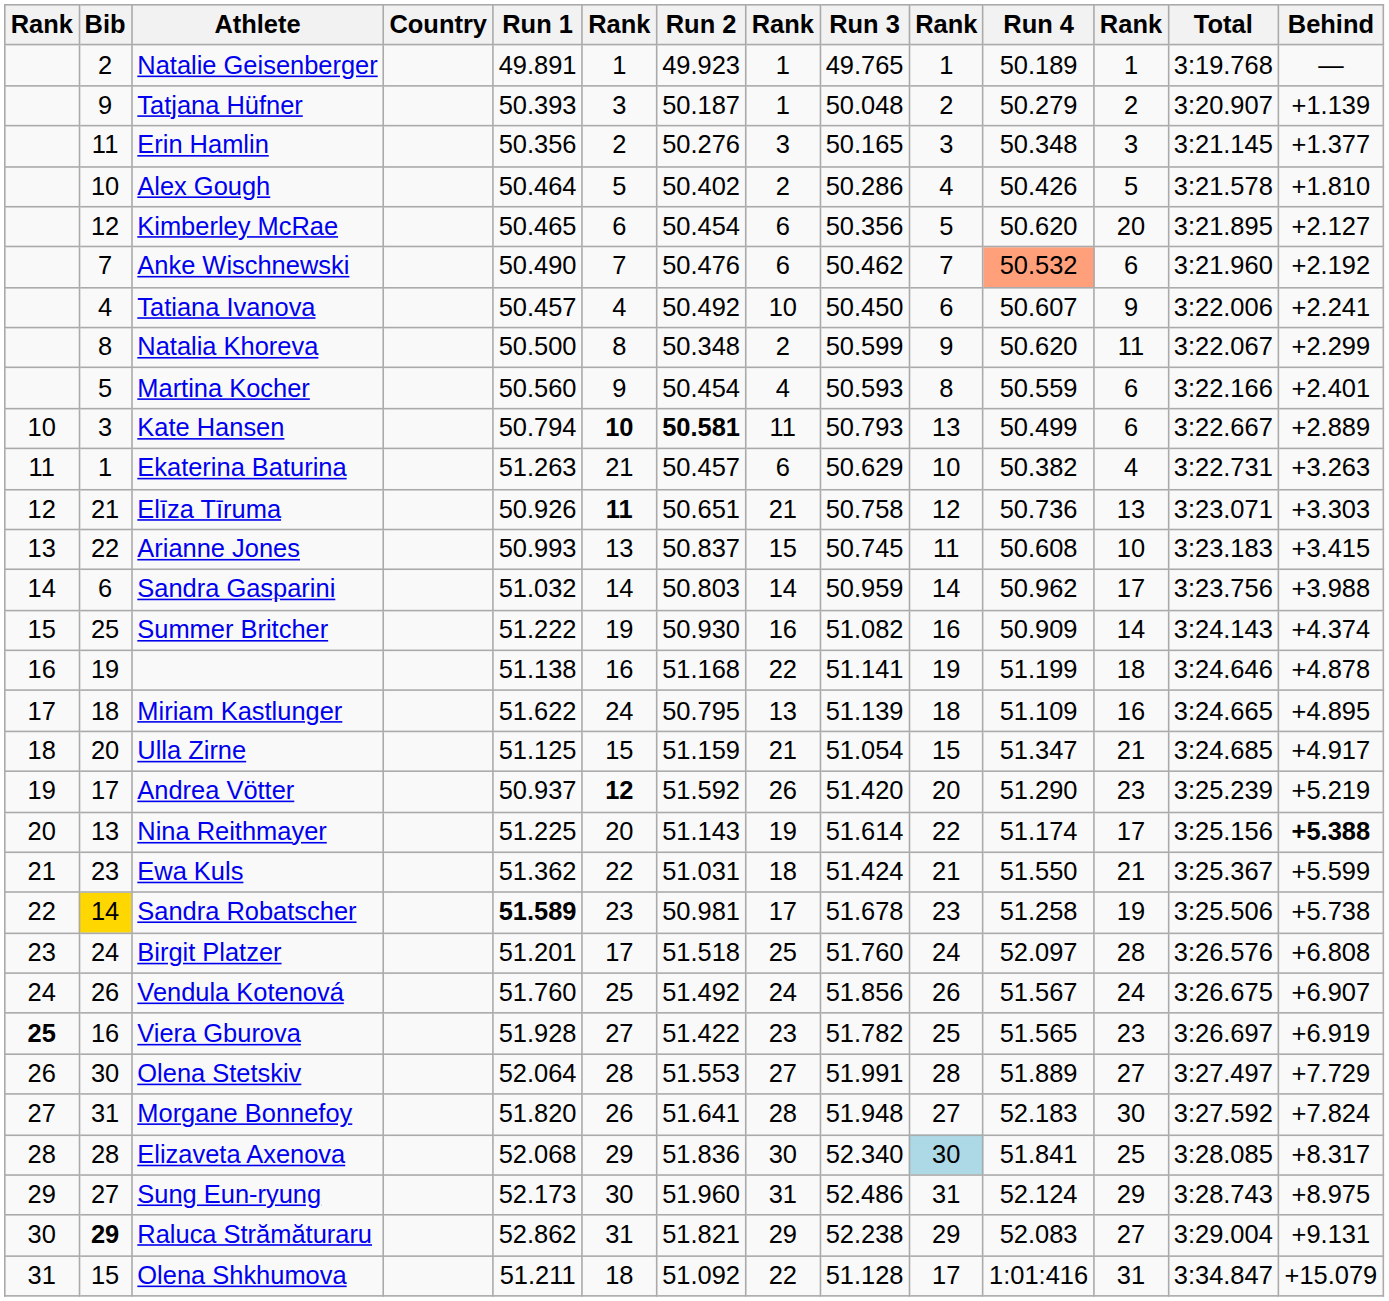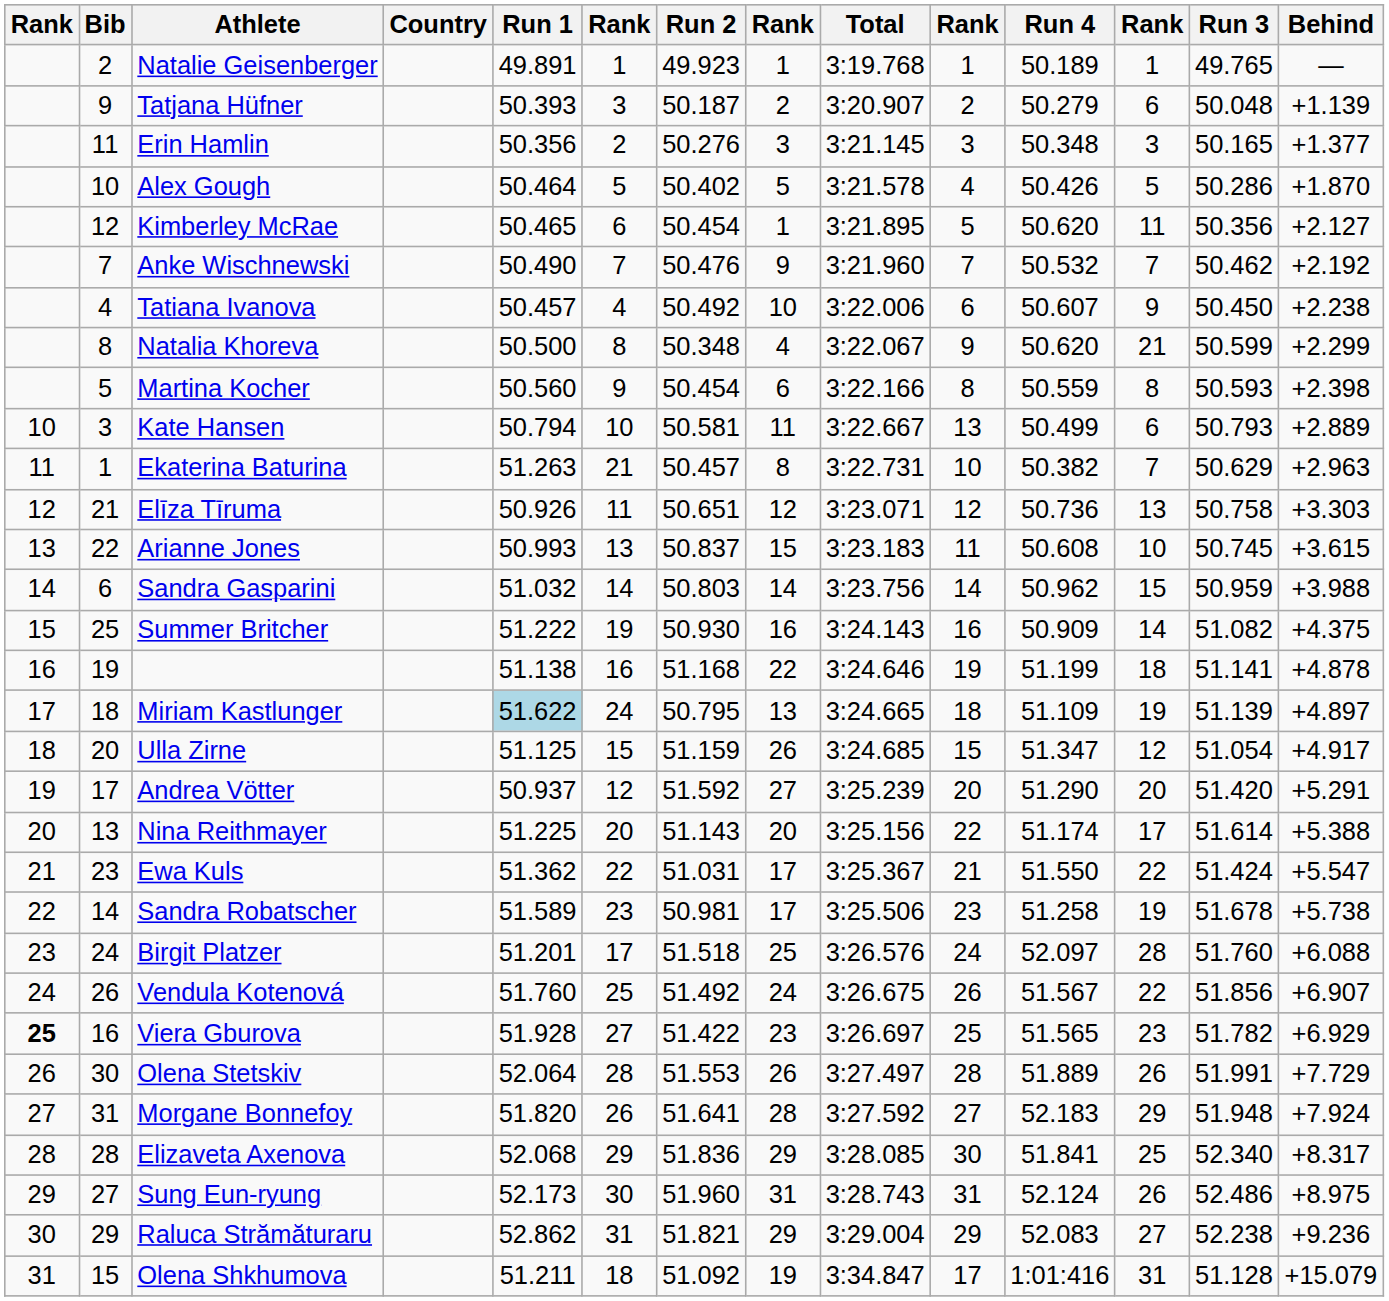columns swapped: (865, 24) <-> (1223, 24)
(783, 105) 1 -> (783, 105) 2
(1131, 105) 2 -> (1152, 105) 6
(783, 186) 2 -> (783, 186) 5
(1331, 186) +1.810 -> (1331, 186) +1.870
(783, 226) 6 -> (783, 226) 1
(1131, 226) 20 -> (1152, 226) 11
(783, 266) 6 -> (783, 266) 9
(1039, 266) lightsalmon background -> (1060, 266) no background
(1131, 266) 6 -> (1152, 266) 7
(1331, 307) +2.241 -> (1331, 307) +2.238
(783, 347) 2 -> (783, 347) 4
(1131, 347) 11 -> (1152, 347) 21
(783, 387) 4 -> (783, 387) 6
(1131, 387) 6 -> (1152, 387) 8
(1331, 387) +2.401 -> (1331, 387) +2.398
(619, 428) bold -> (619, 428) normal
(701, 428) bold -> (701, 428) normal
(783, 468) 6 -> (783, 468) 8
(1131, 468) 4 -> (1152, 468) 7
(1331, 468) +3.263 -> (1331, 468) +2.963
(619, 508) bold -> (619, 508) normal
(783, 508) 21 -> (783, 508) 12
(1331, 549) +3.415 -> (1331, 549) +3.615
(1131, 589) 17 -> (1152, 589) 15
(1331, 629) +4.374 -> (1331, 629) +4.375
(538, 710) no background -> (538, 710) lightblue background
(1131, 710) 16 -> (1152, 710) 19
(1331, 710) +4.895 -> (1331, 710) +4.897
(783, 750) 21 -> (783, 750) 26
(1131, 750) 21 -> (1152, 750) 12
(619, 791) bold -> (619, 791) normal
(783, 791) 26 -> (783, 791) 27
(1131, 791) 23 -> (1152, 791) 20
(1331, 791) +5.219 -> (1331, 791) +5.291
(783, 831) 19 -> (783, 831) 20
(1331, 831) bold -> (1331, 831) normal
(783, 871) 18 -> (783, 871) 17
(1131, 871) 21 -> (1152, 871) 22
(1331, 871) +5.599 -> (1331, 871) +5.547
(105, 912) gold background -> (105, 912) no background
(538, 912) bold -> (538, 912) normal
(1331, 952) +6.808 -> (1331, 952) +6.088
(1131, 992) 24 -> (1152, 992) 22
(1331, 1033) +6.919 -> (1331, 1033) +6.929
(783, 1073) 27 -> (783, 1073) 26
(1131, 1073) 27 -> (1152, 1073) 26
(1131, 1114) 30 -> (1152, 1114) 29
(1331, 1114) +7.824 -> (1331, 1114) +7.924
(783, 1154) 30 -> (783, 1154) 29
(946, 1154) lightblue background -> (967, 1154) no background
(1131, 1194) 29 -> (1152, 1194) 26
(105, 1235) bold -> (105, 1235) normal
(1331, 1235) +9.131 -> (1331, 1235) +9.236
(783, 1275) 22 -> (783, 1275) 19
